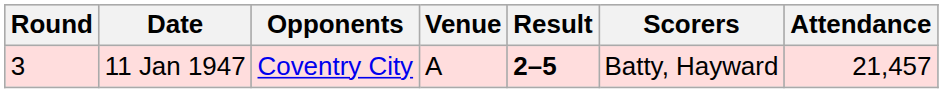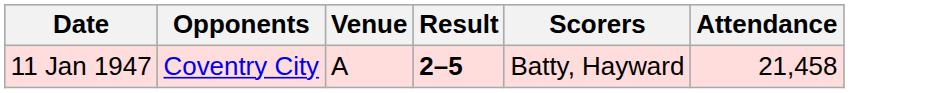- column: (52, 25)
(892, 66) 21,457 -> (798, 66) 21,458
